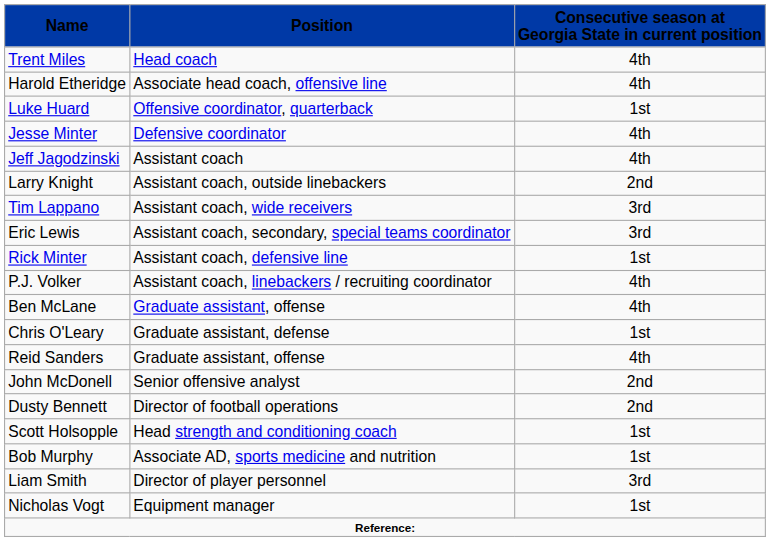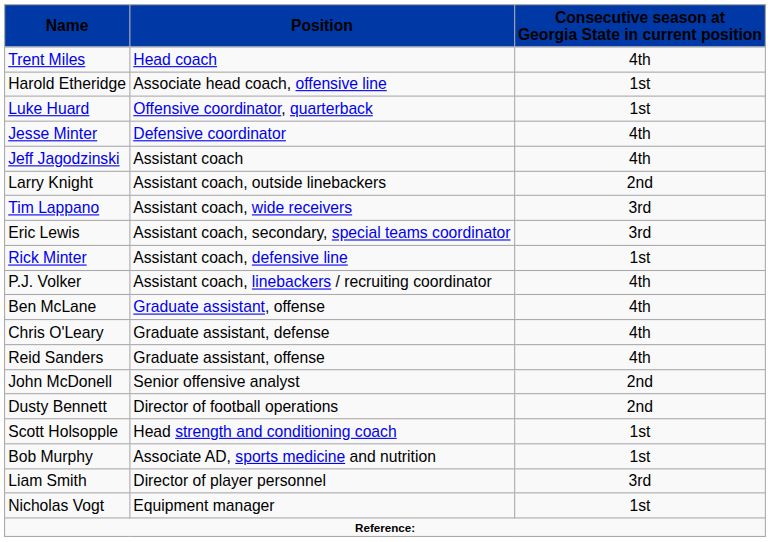(640, 84) 4th -> (640, 84) 1st
(640, 332) 1st -> (640, 332) 4th
